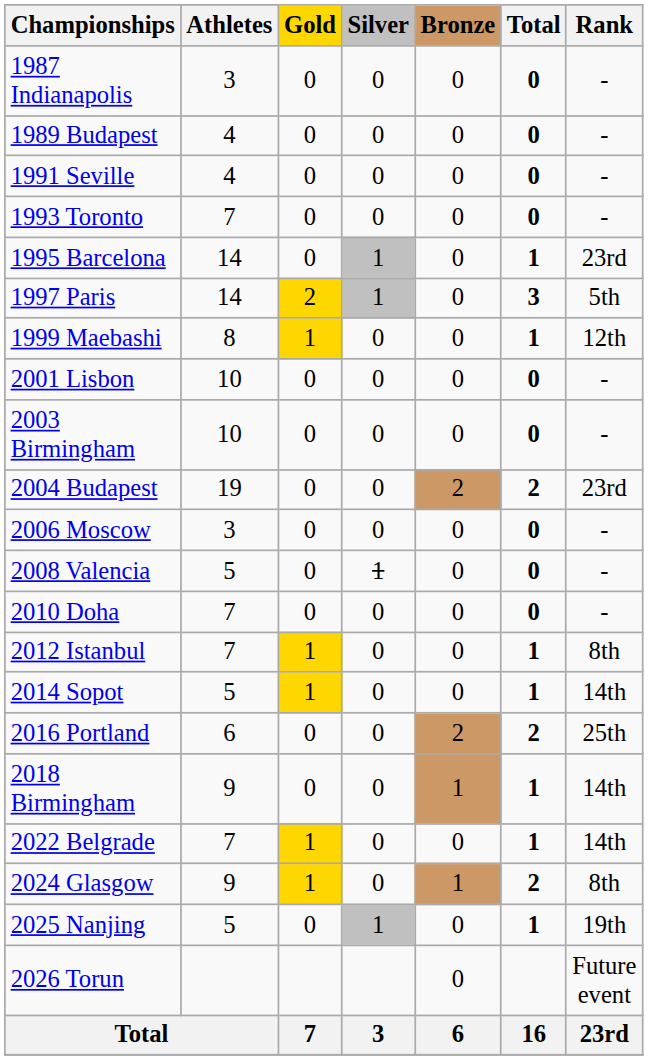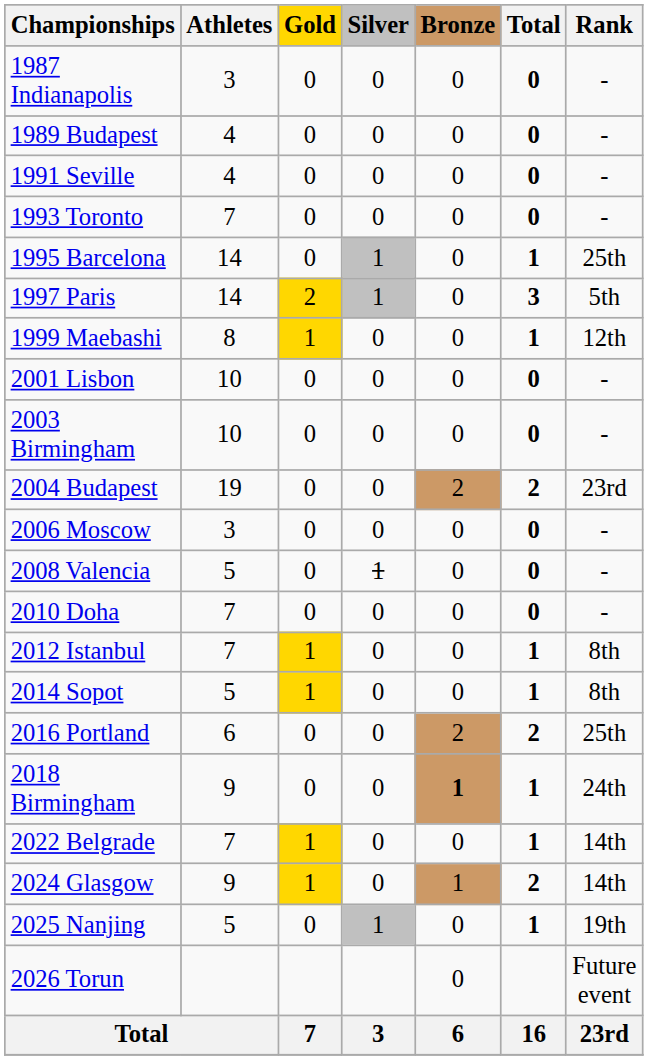(604, 257) 23rd -> (604, 257) 25th
(604, 692) 14th -> (604, 692) 8th
(458, 788) normal -> (458, 788) bold
(604, 788) 14th -> (604, 788) 24th
(604, 884) 8th -> (604, 884) 14th
